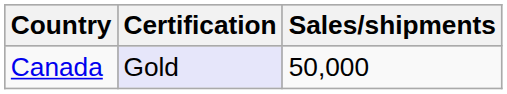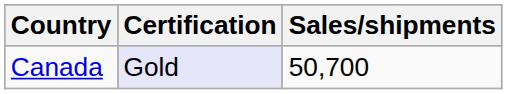(329, 66) 50,000 -> (329, 66) 50,700
